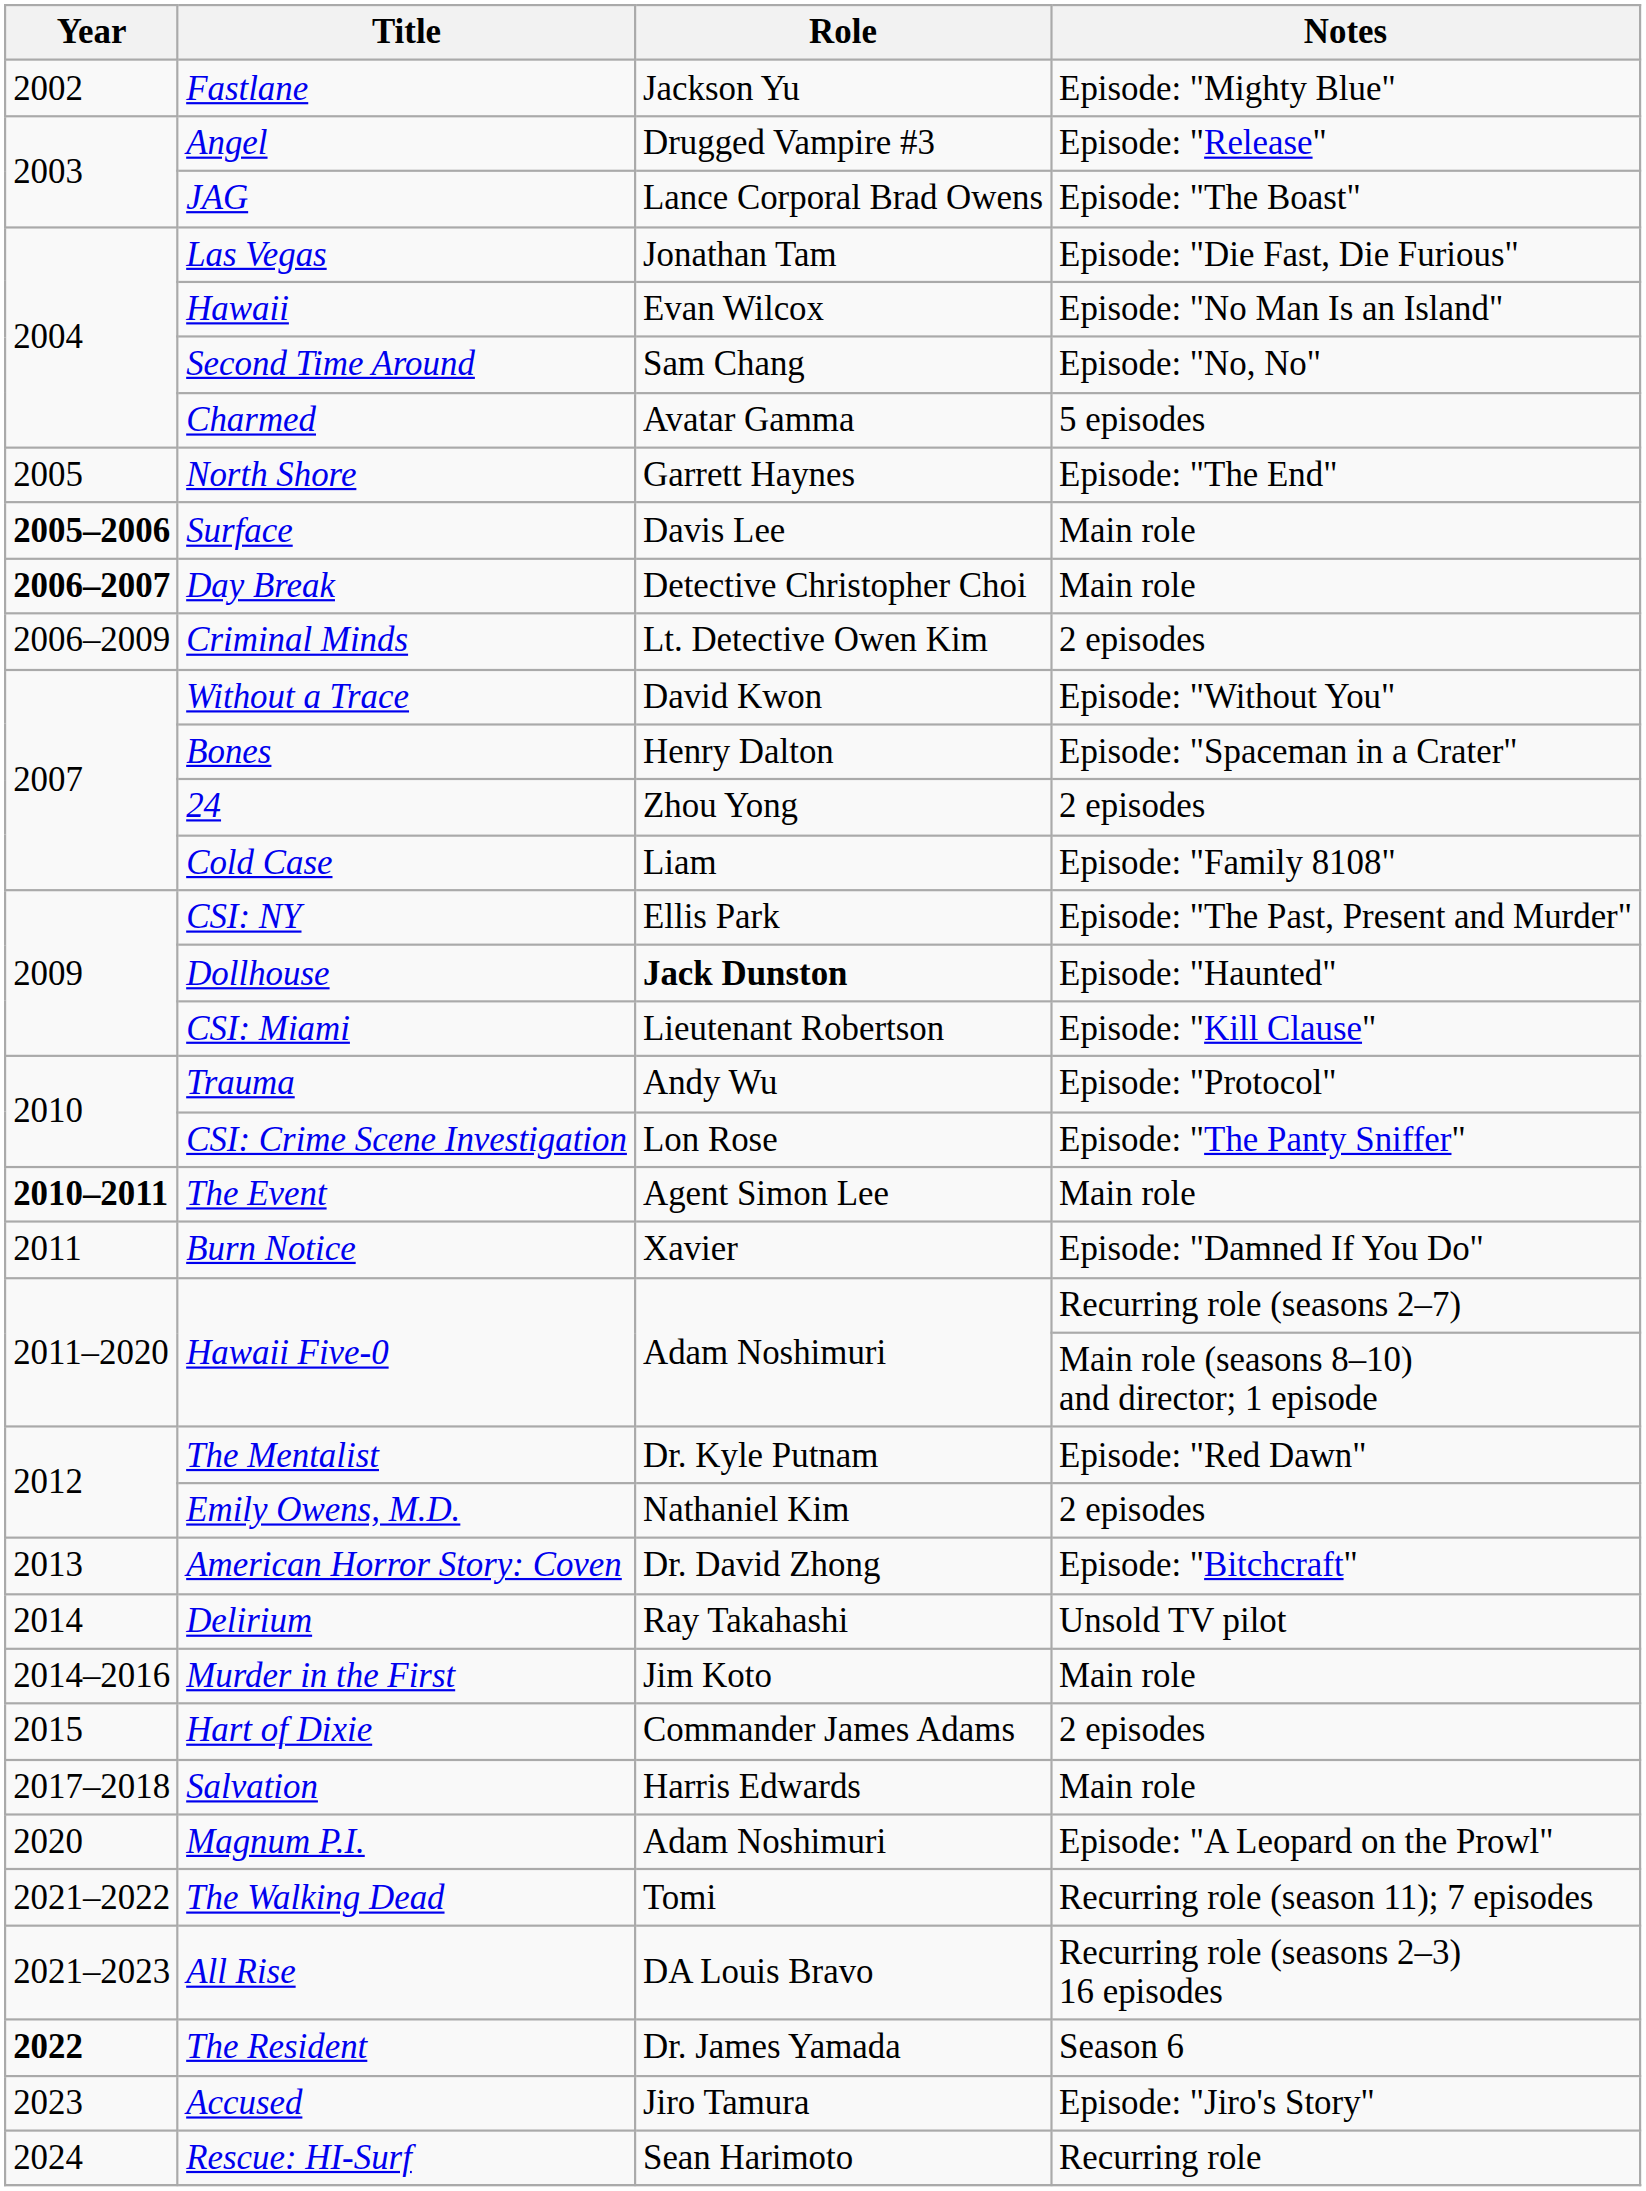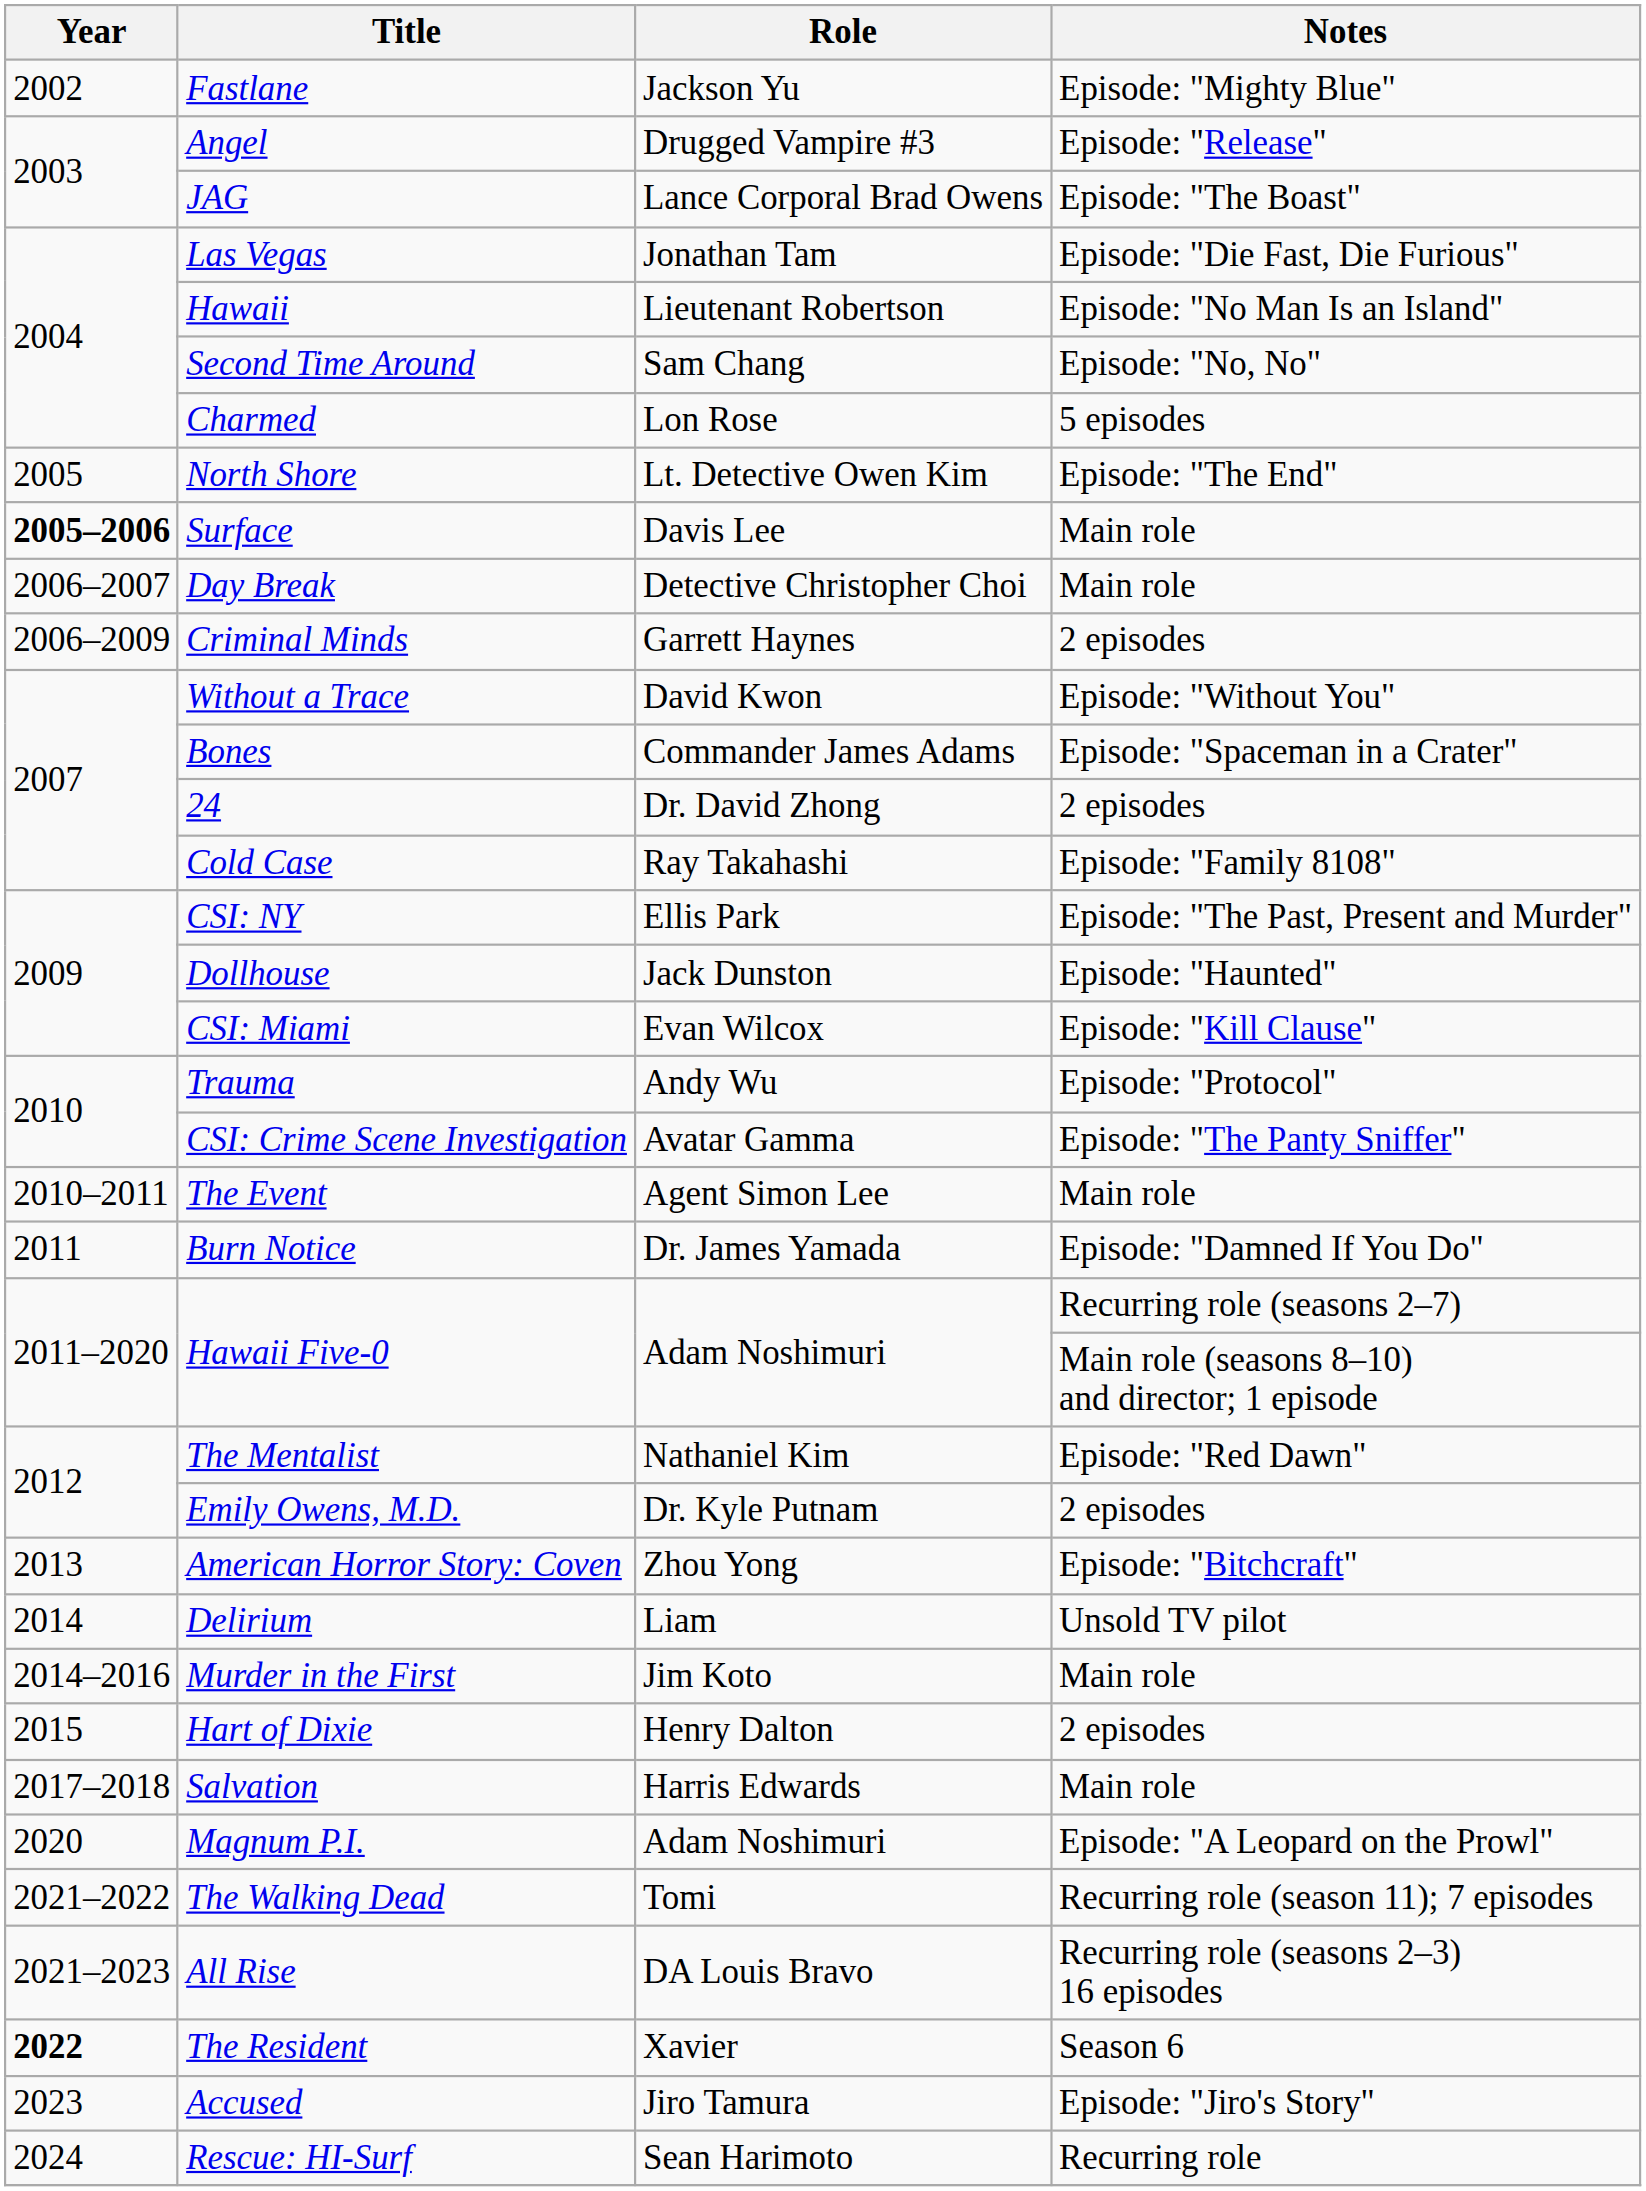(733, 308) Evan Wilcox -> (794, 308) Lieutenant Robertson
(749, 419) Avatar Gamma -> (710, 419) Lon Rose
(749, 474) Garrett Haynes -> (815, 474) Lt. Detective Owen Kim
(92, 585) bold -> (92, 585) normal
(815, 640) Lt. Detective Owen Kim -> (749, 640) Garrett Haynes
(738, 751) Henry Dalton -> (829, 751) Commander James Adams
(721, 806) Zhou Yong -> (762, 806) Dr. David Zhong
(680, 861) Liam -> (746, 861) Ray Takahashi
(745, 972) bold -> (737, 972) normal
(794, 1027) Lieutenant Robertson -> (733, 1027) Evan Wilcox
(710, 1138) Lon Rose -> (749, 1138) Avatar Gamma
(91, 1193) bold -> (91, 1193) normal
(690, 1249) Xavier -> (772, 1249) Dr. James Yamada
(761, 1454) Dr. Kyle Putnam -> (746, 1454) Nathaniel Kim
(746, 1509) Nathaniel Kim -> (761, 1509) Dr. Kyle Putnam
(762, 1564) Dr. David Zhong -> (721, 1564) Zhou Yong
(746, 1620) Ray Takahashi -> (680, 1620) Liam
(829, 1730) Commander James Adams -> (738, 1730) Henry Dalton
(772, 2046) Dr. James Yamada -> (690, 2046) Xavier
